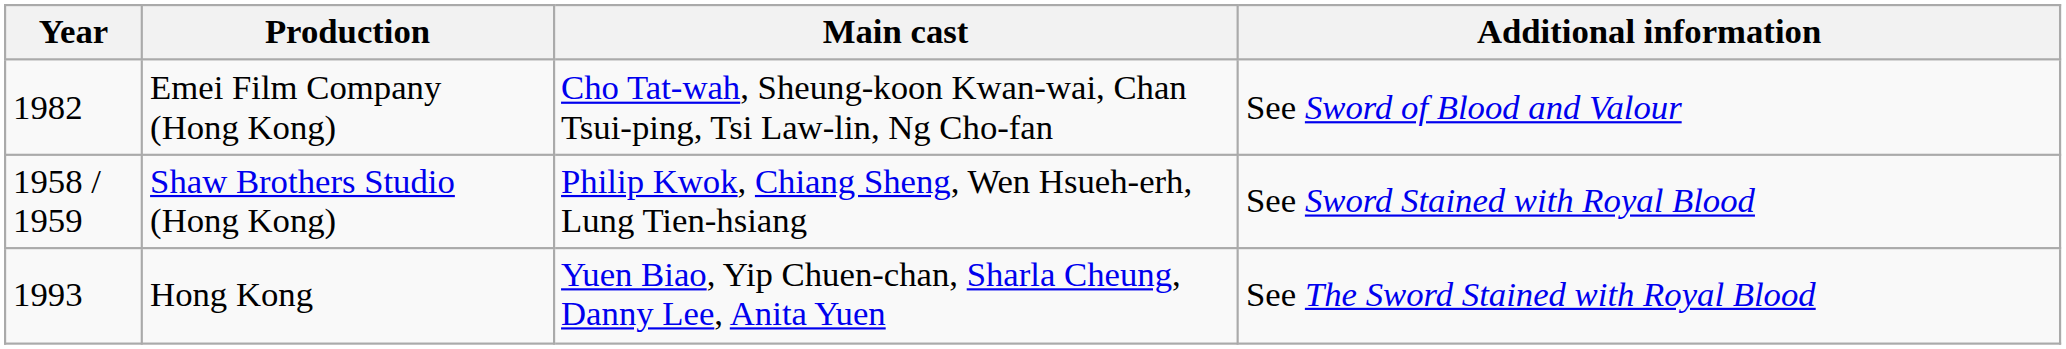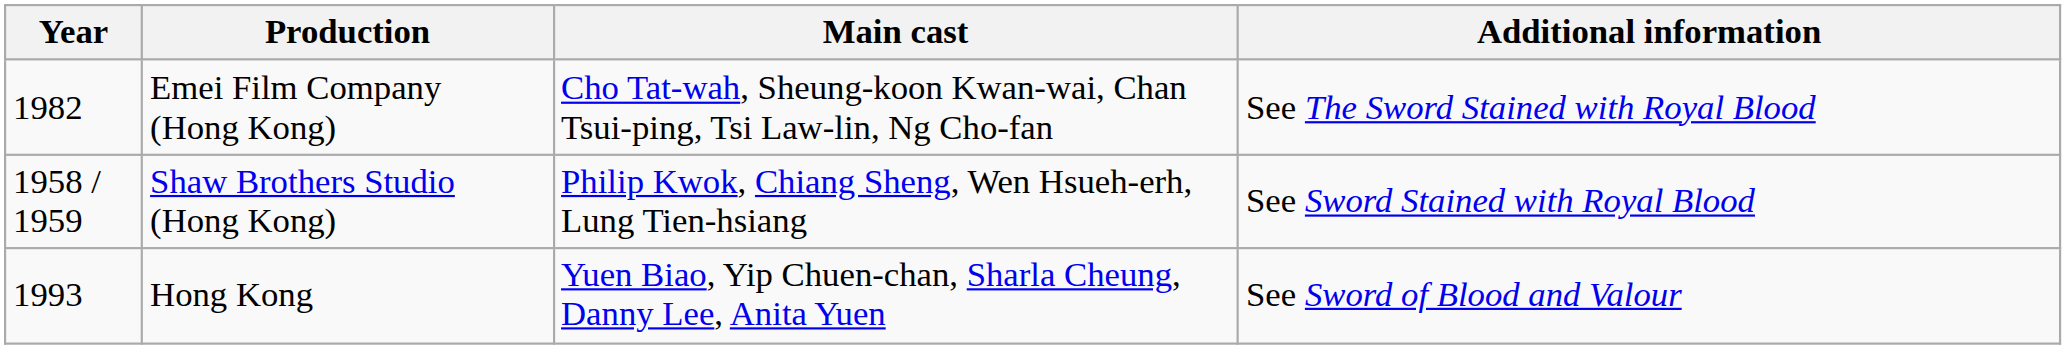(1464, 106) See Sword of Blood and Valour -> (1531, 106) See The Sword Stained with Royal Blood
(1531, 294) See The Sword Stained with Royal Blood -> (1464, 294) See Sword of Blood and Valour
